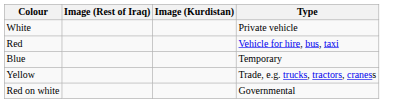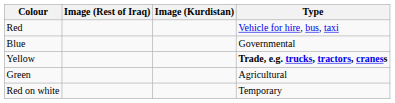- row: (19, 28)
(260, 59) Temporary -> (267, 43) Governmental
(307, 75) normal -> (313, 59) bold
+ row: (19, 75)
(267, 91) Governmental -> (260, 91) Temporary
